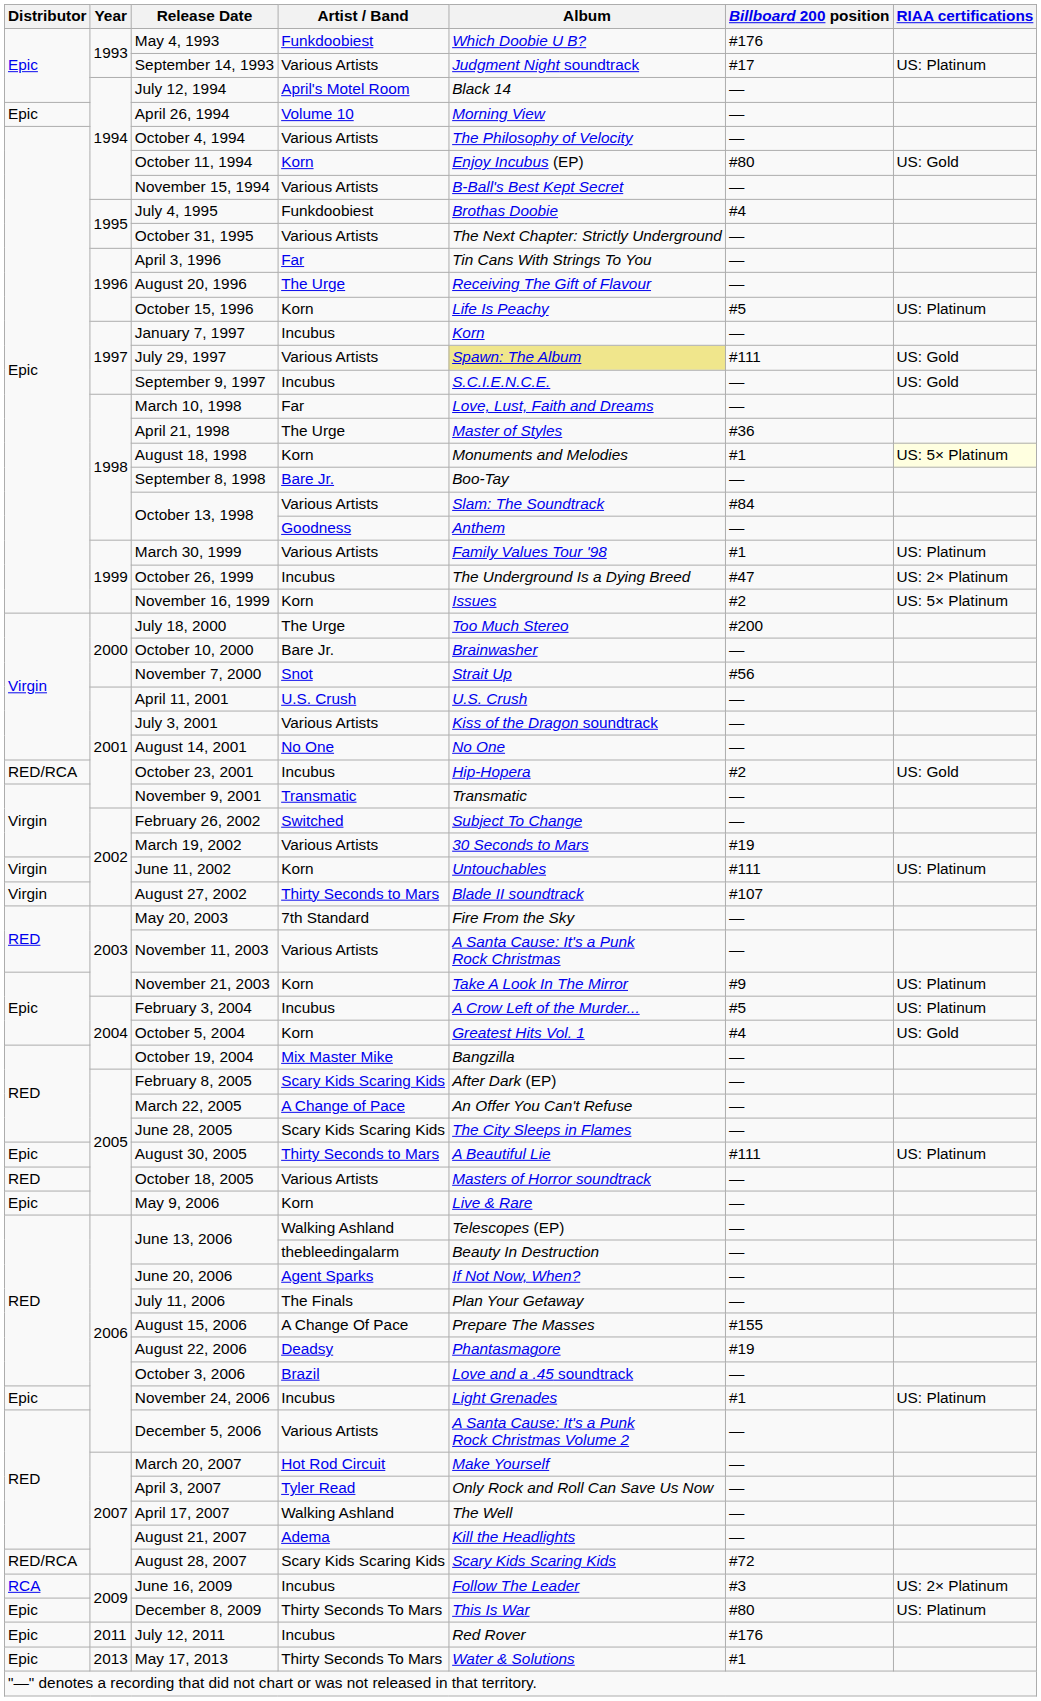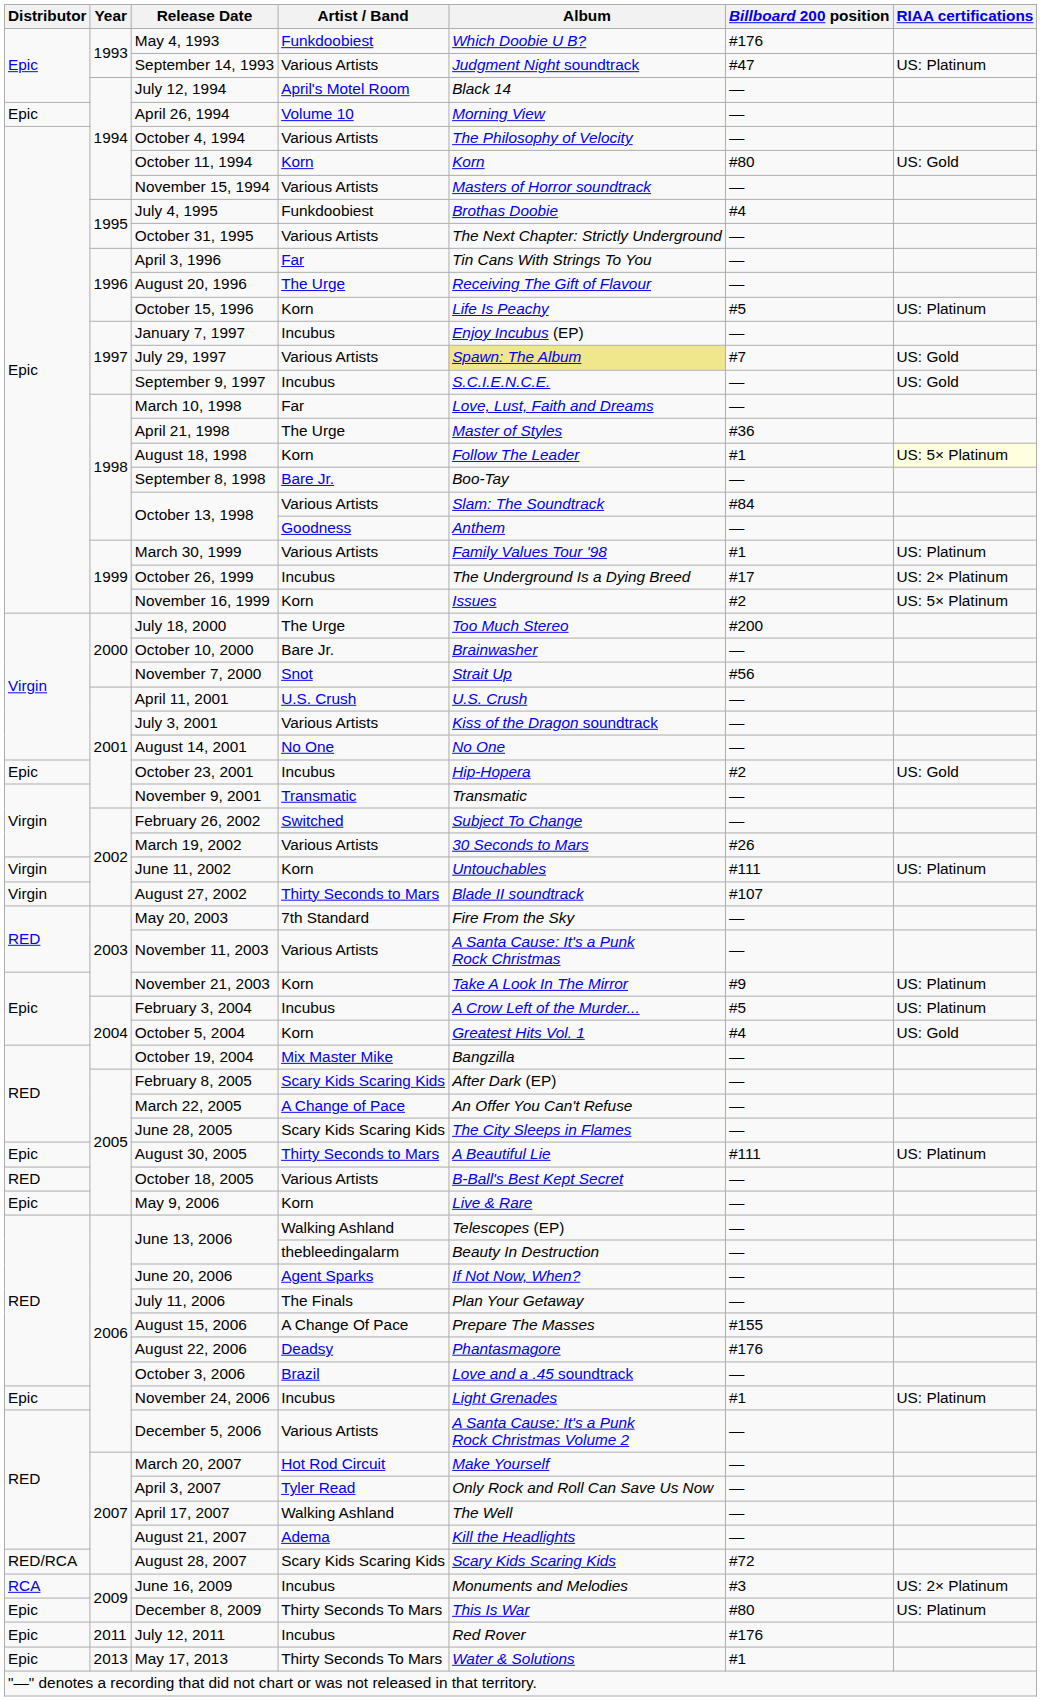(742, 65) #17 -> (742, 65) #47
(518, 162) Enjoy Incubus (EP) -> (468, 162) Korn
(538, 187) B-Ball's Best Kept Secret -> (552, 187) Masters of Horror soundtrack
(468, 333) Korn -> (518, 333) Enjoy Incubus (EP)
(745, 357) #111 -> (738, 357) #7
(540, 455) Monuments and Melodies -> (516, 455) Follow The Leader
(742, 576) #47 -> (742, 576) #17
(43, 771) RED/RCA -> (23, 771) Epic
(742, 844) #19 -> (742, 844) #26
(552, 1178) Masters of Horror soundtrack -> (538, 1178) B-Ball's Best Kept Secret
(742, 1349) #19 -> (746, 1349) #176
(516, 1585) Follow The Leader -> (540, 1585) Monuments and Melodies
